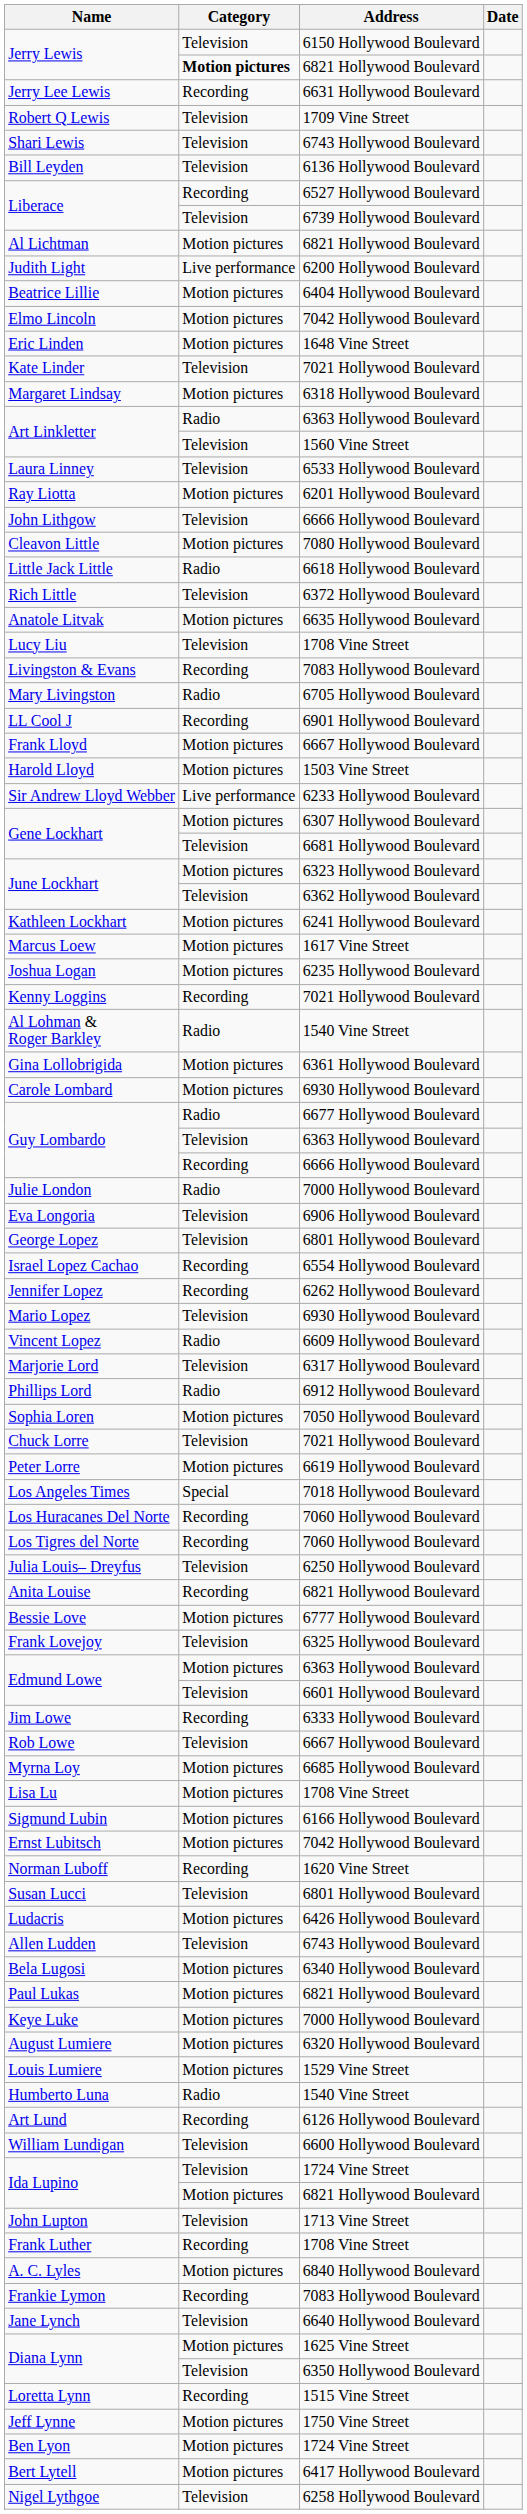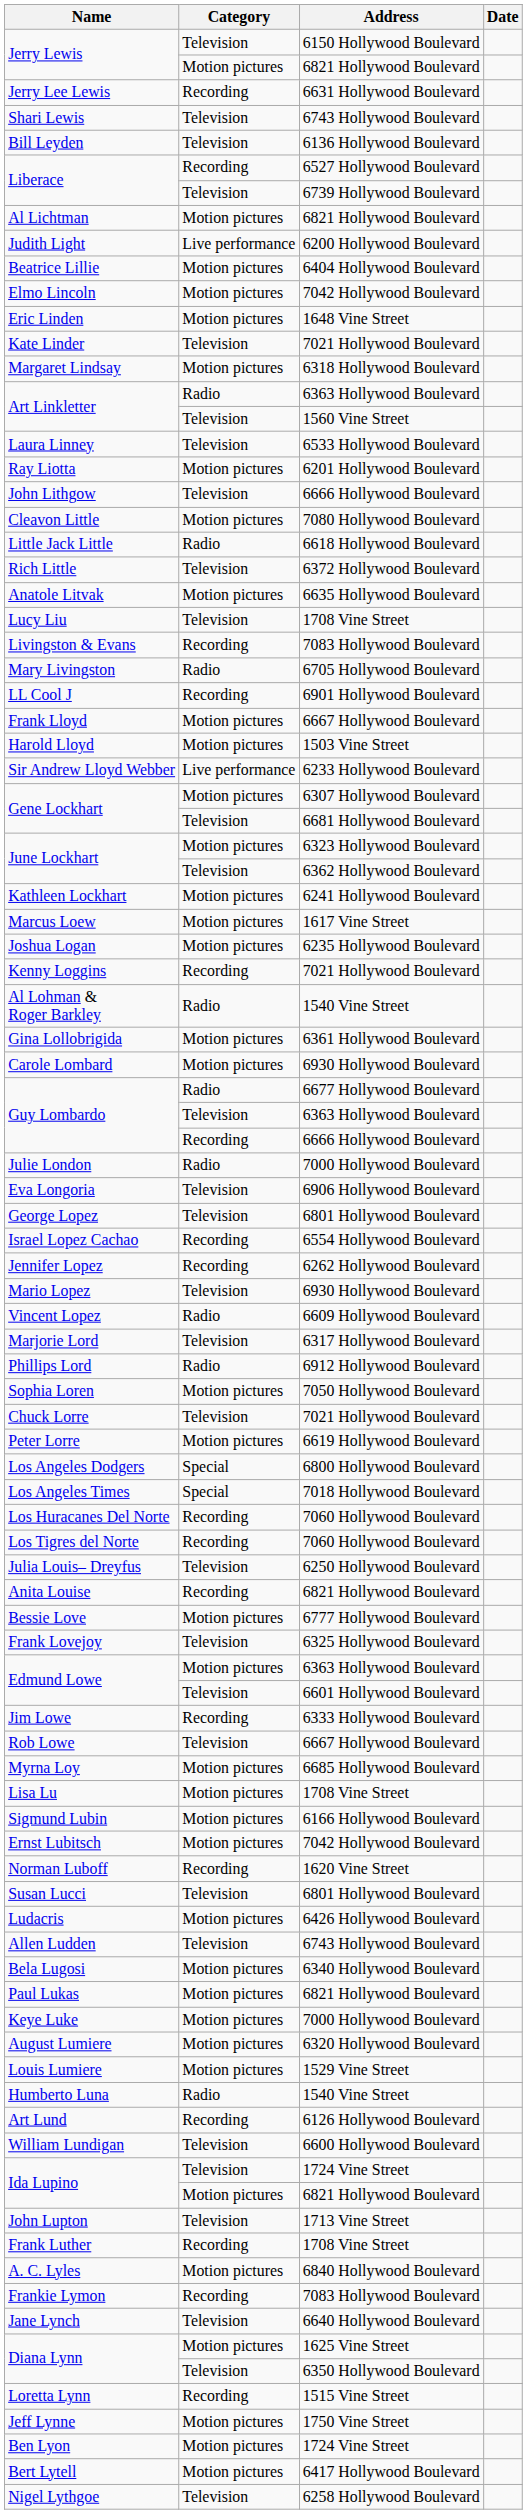(236, 67) bold -> (233, 67) normal
- row: (59, 117)
+ row: (76, 1466)
